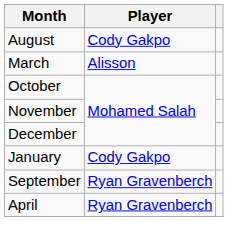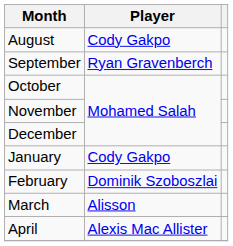rows swapped: (44, 181) <-> (29, 63)
+ row: (38, 181)
(150, 205) Ryan Gravenberch -> (147, 228) Alexis Mac Allister
